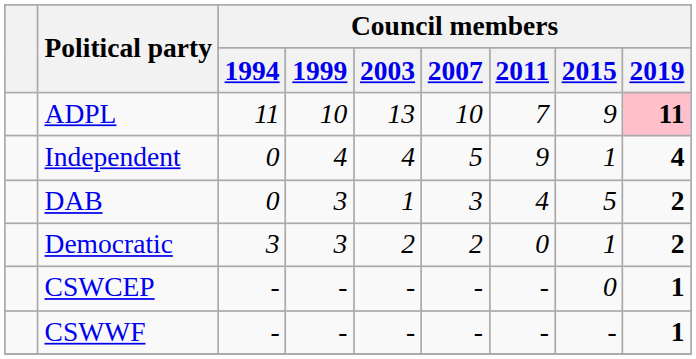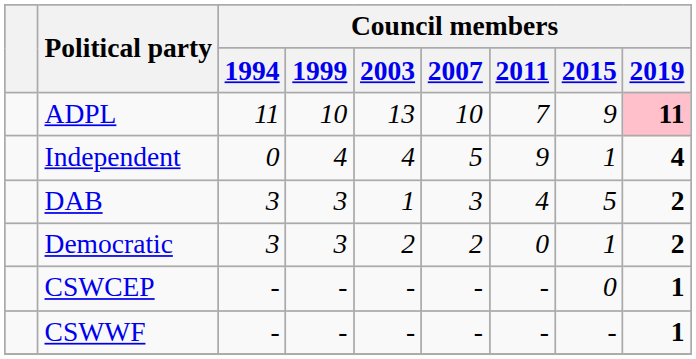(273, 200) 0 -> (273, 200) 3
